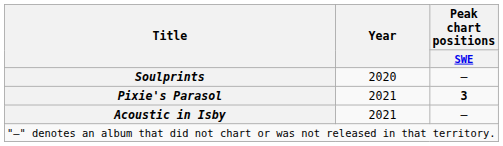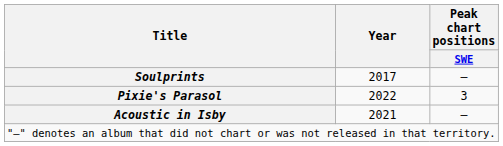(383, 77) 2020 -> (383, 77) 2017
(383, 96) 2021 -> (383, 96) 2022
(464, 96) bold -> (464, 96) normal
